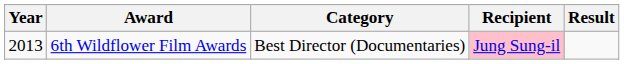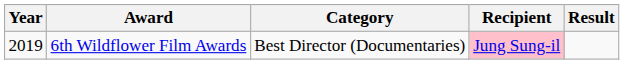(26, 45) 2013 -> (26, 45) 2019
